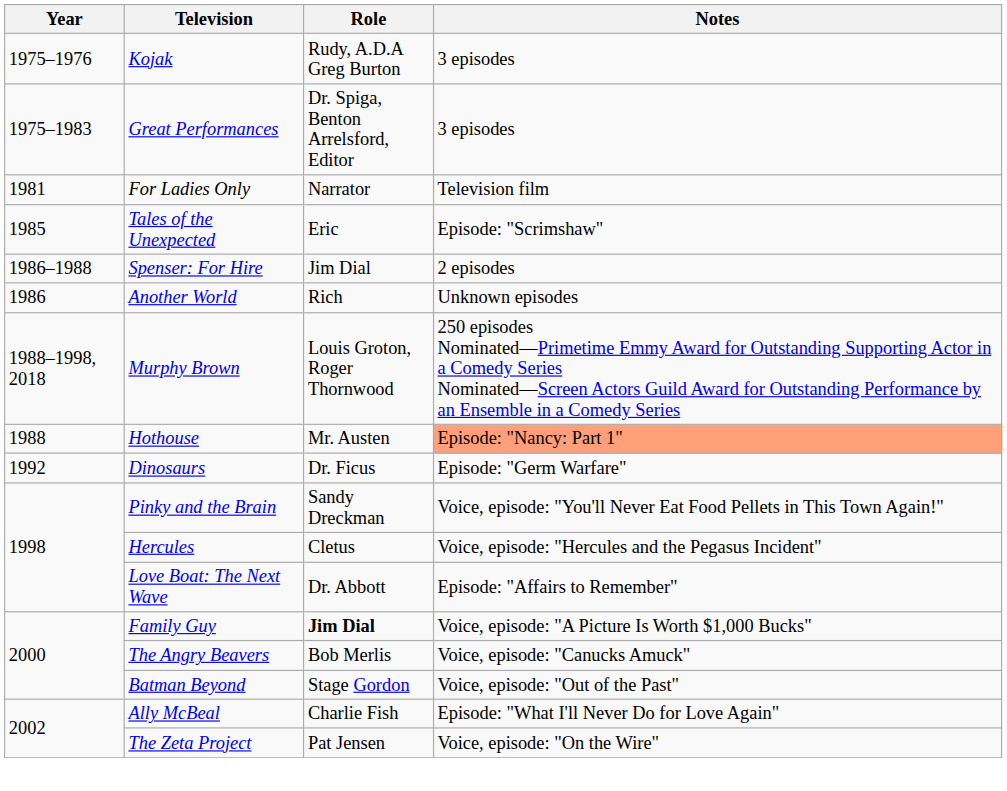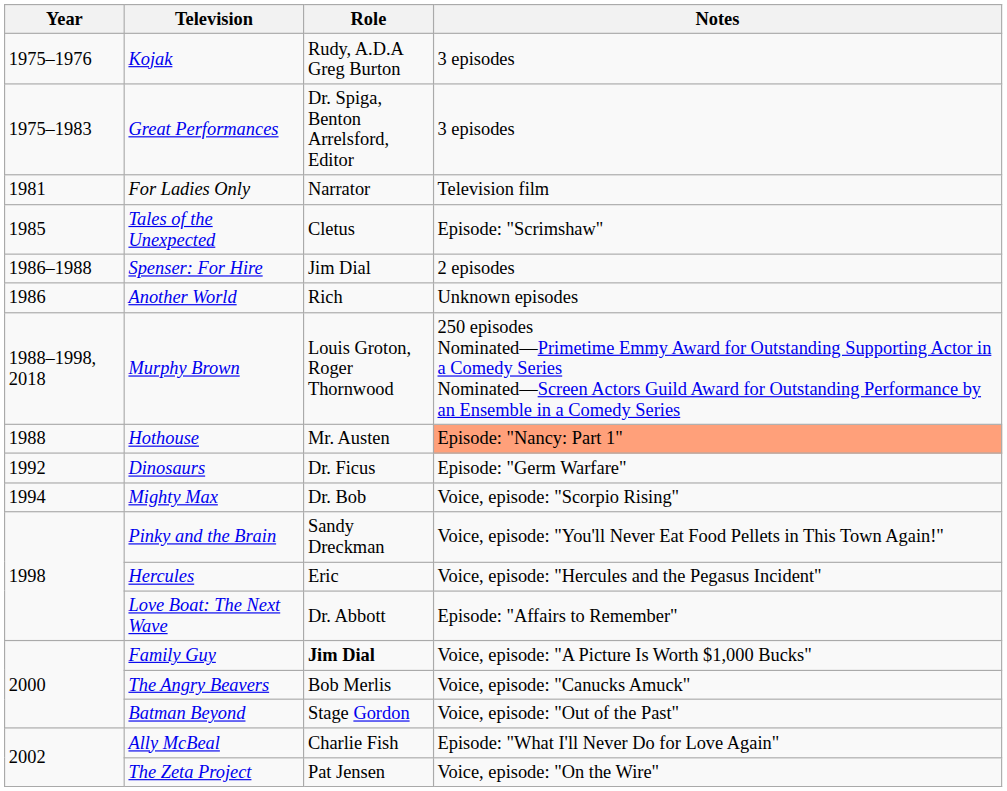(323, 228) Eric -> (331, 228) Cletus
+ row: (173, 497)
(331, 547) Cletus -> (323, 576) Eric
